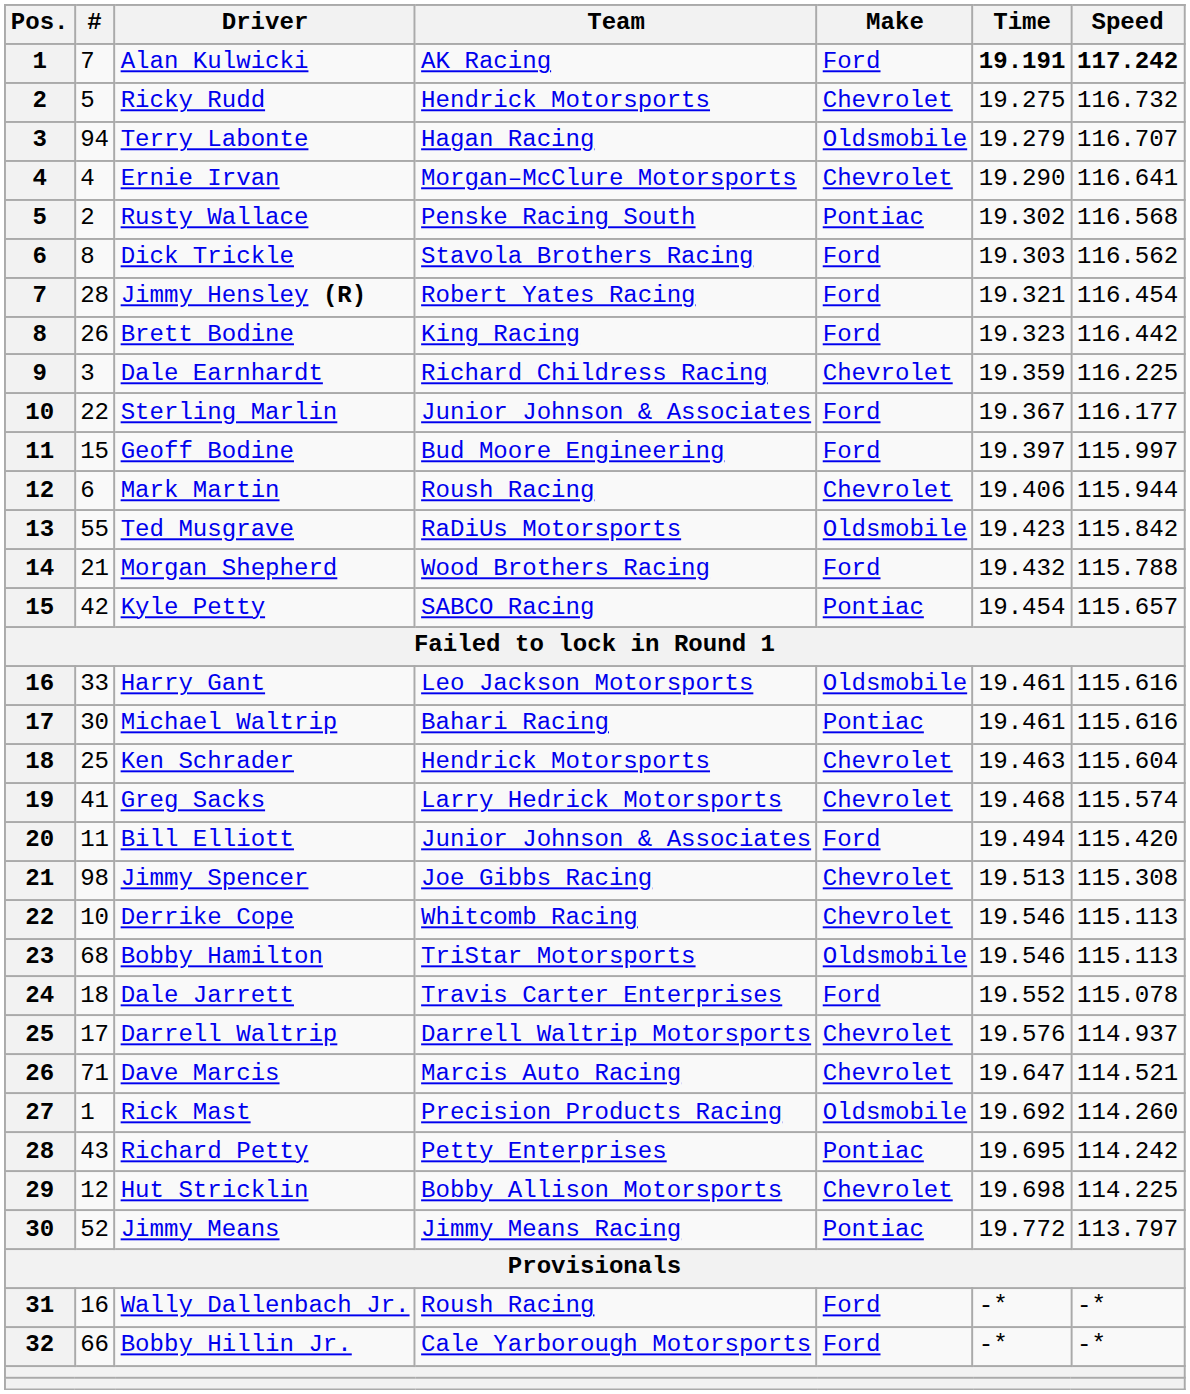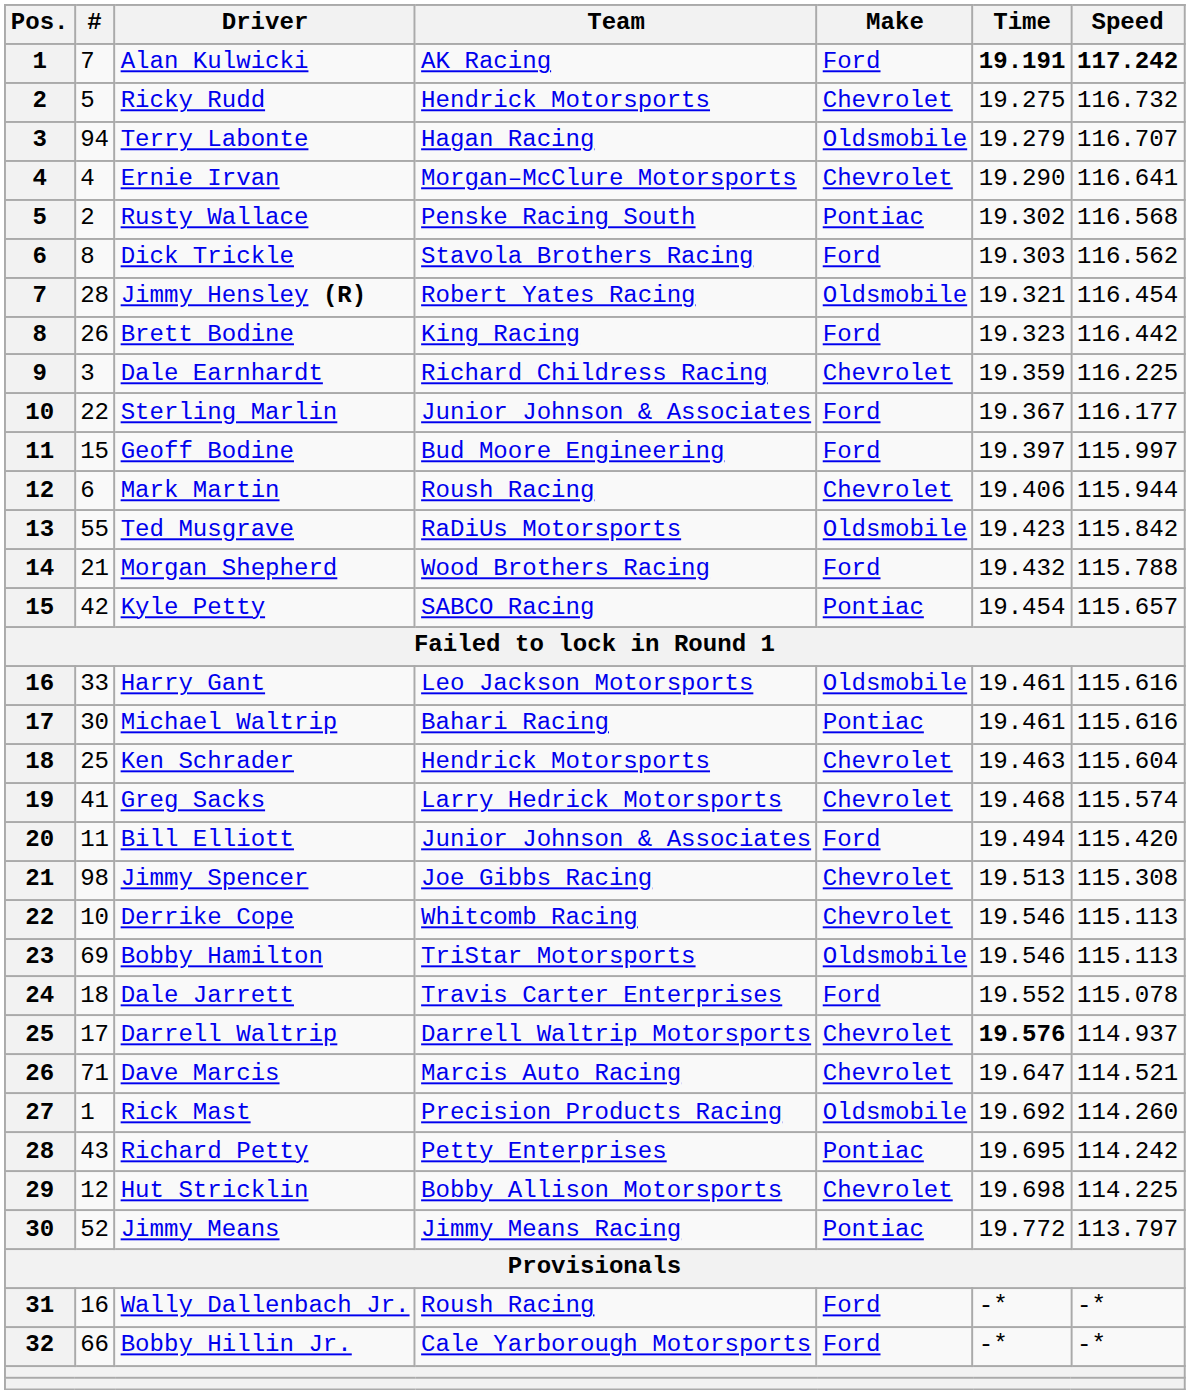(852, 297) Ford -> (895, 297) Oldsmobile
(95, 958) 68 -> (95, 958) 69
(1022, 1036) normal -> (1022, 1036) bold
